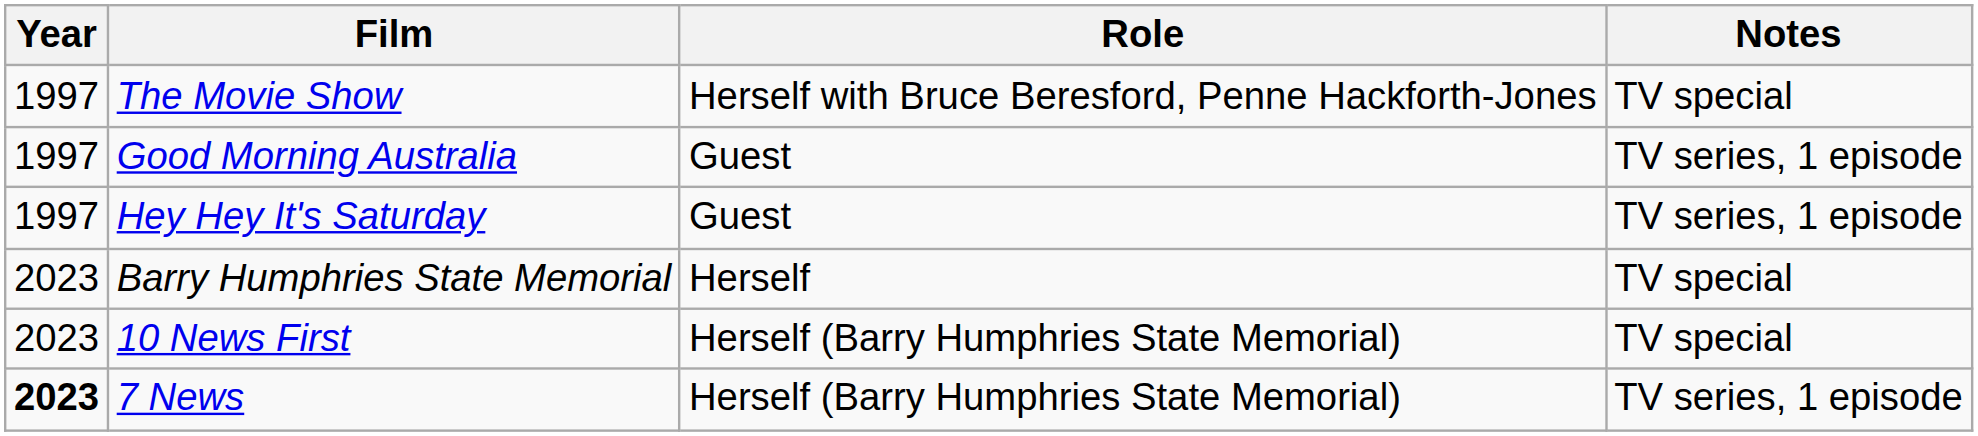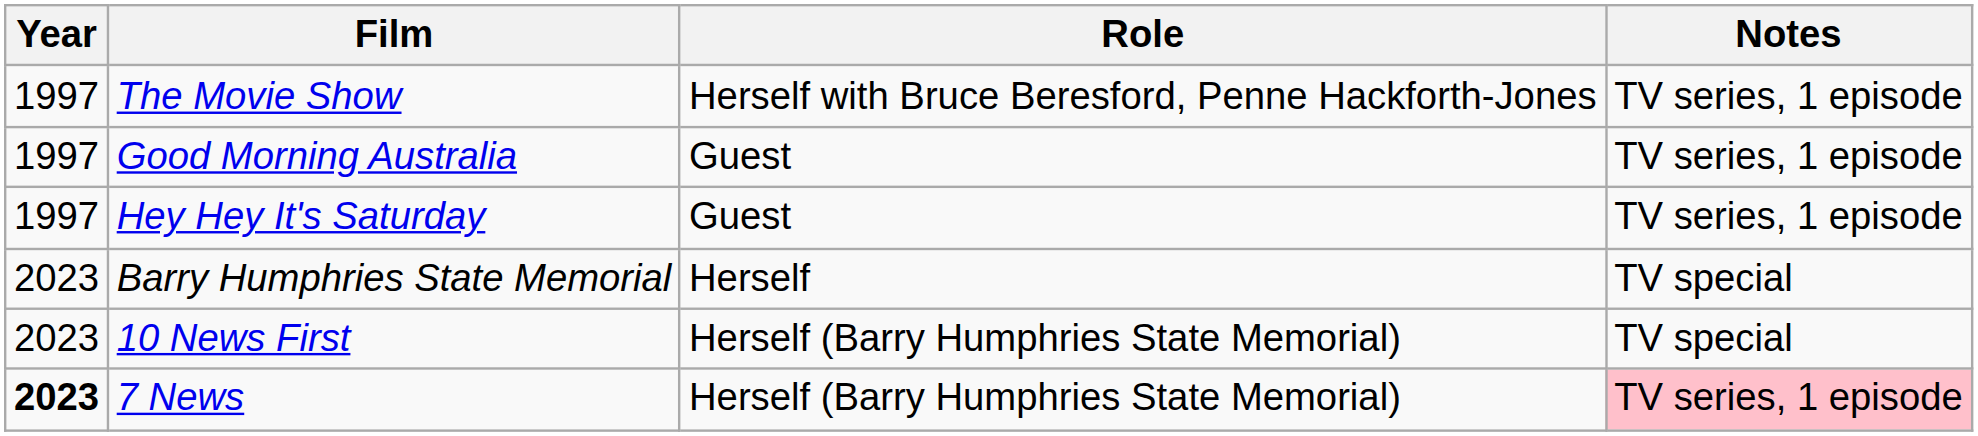(1703, 95) TV special -> (1788, 95) TV series, 1 episode
(1788, 398) no background -> (1788, 398) pink background
